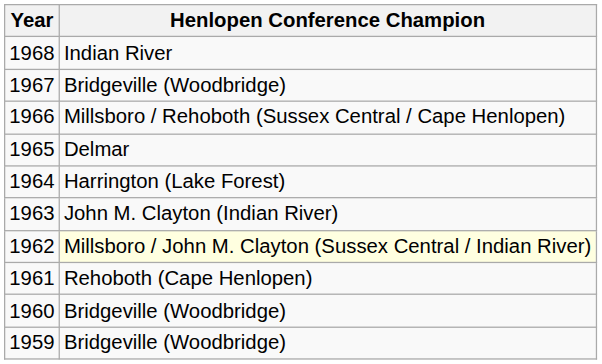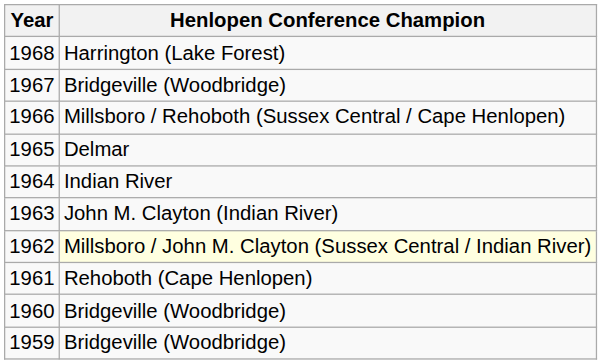(118, 52) Indian River -> (175, 52) Harrington (Lake Forest)
(175, 181) Harrington (Lake Forest) -> (118, 181) Indian River
